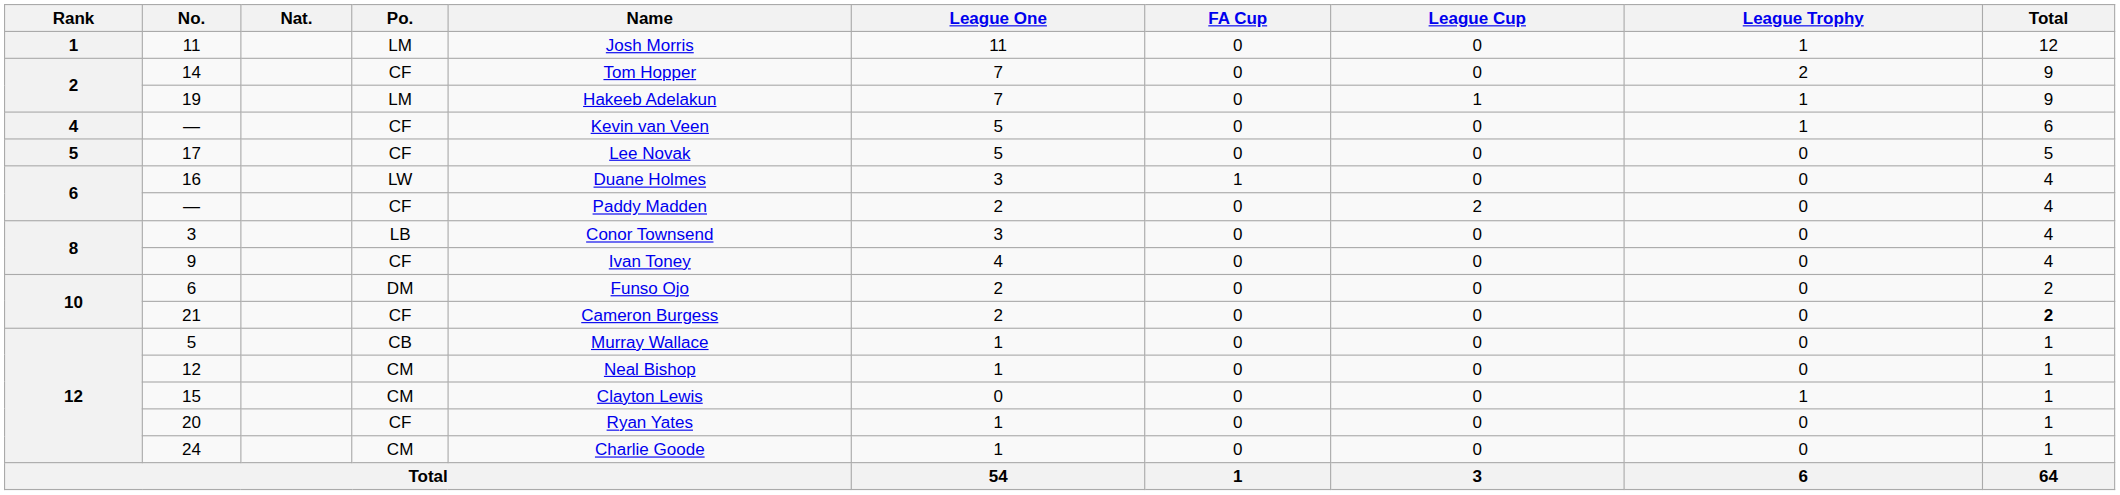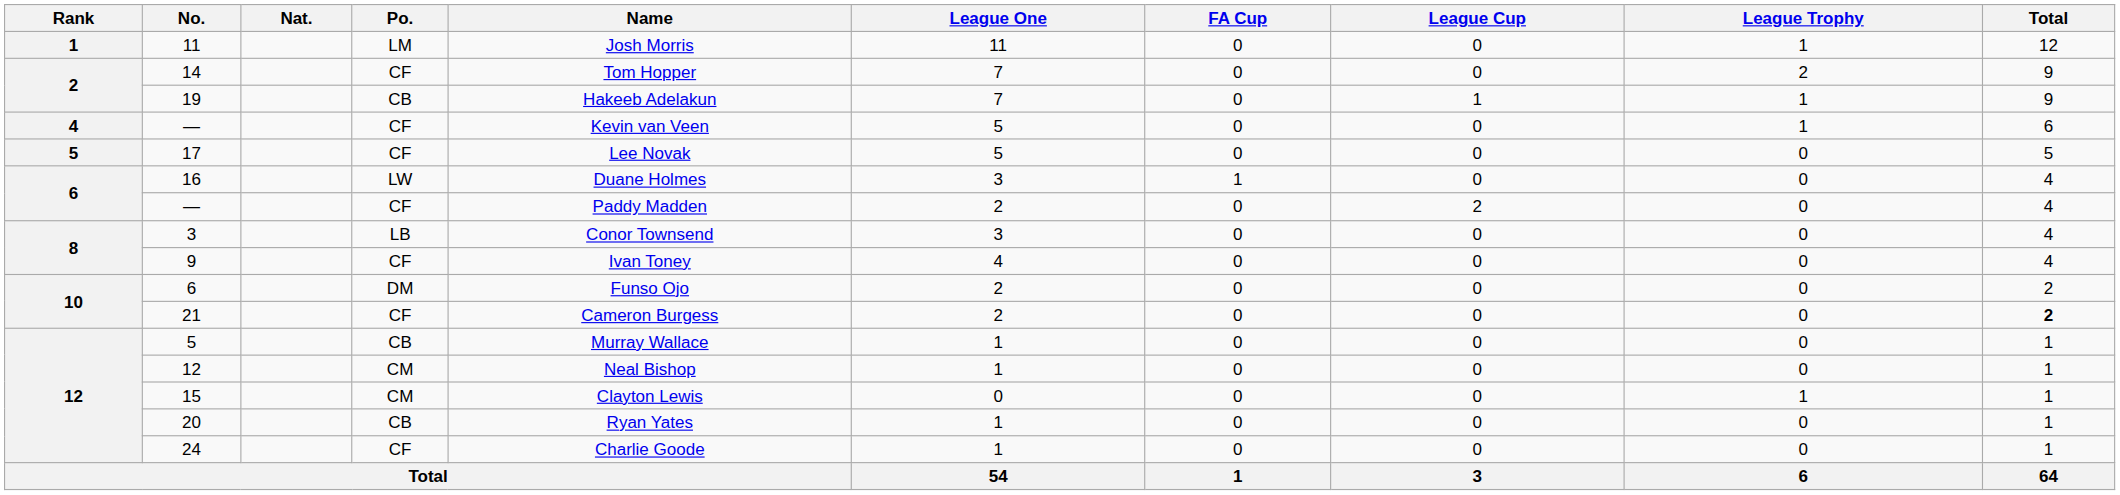(400, 99) LM -> (400, 99) CB
(400, 422) CF -> (400, 422) CB
(400, 449) CM -> (400, 449) CF
